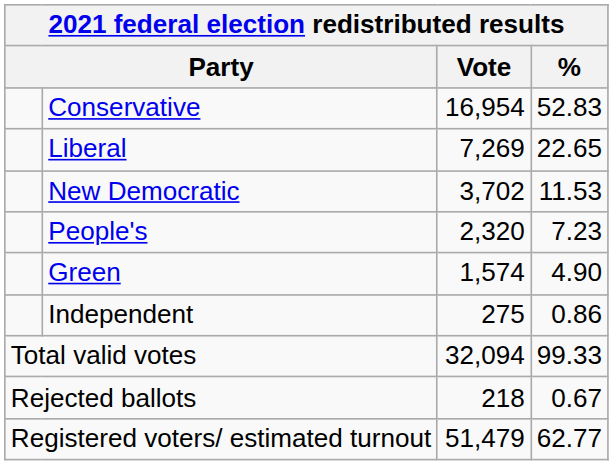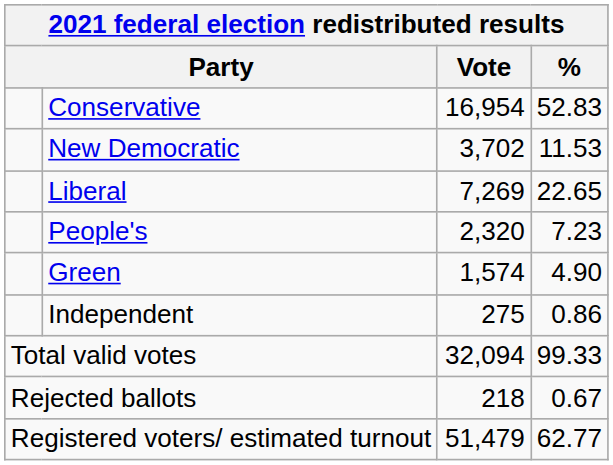rows swapped: (87, 149) <-> (144, 190)
